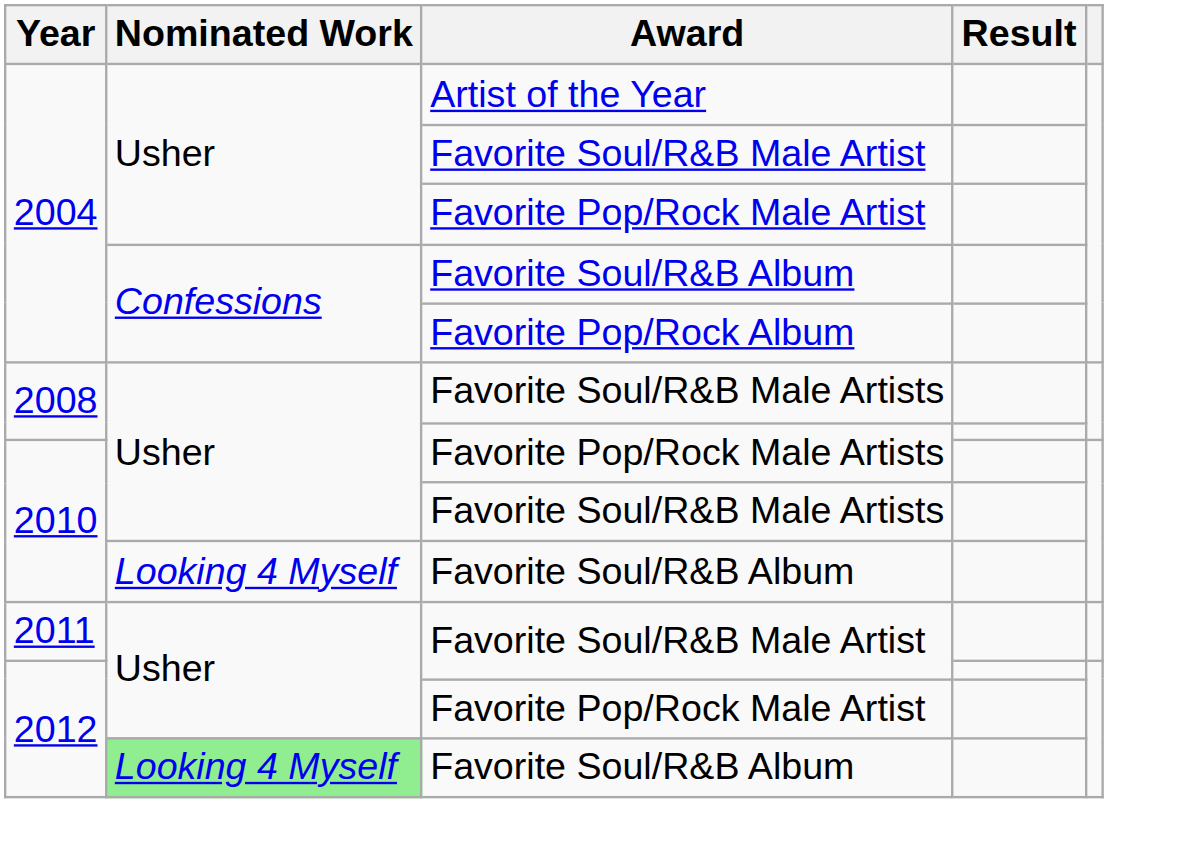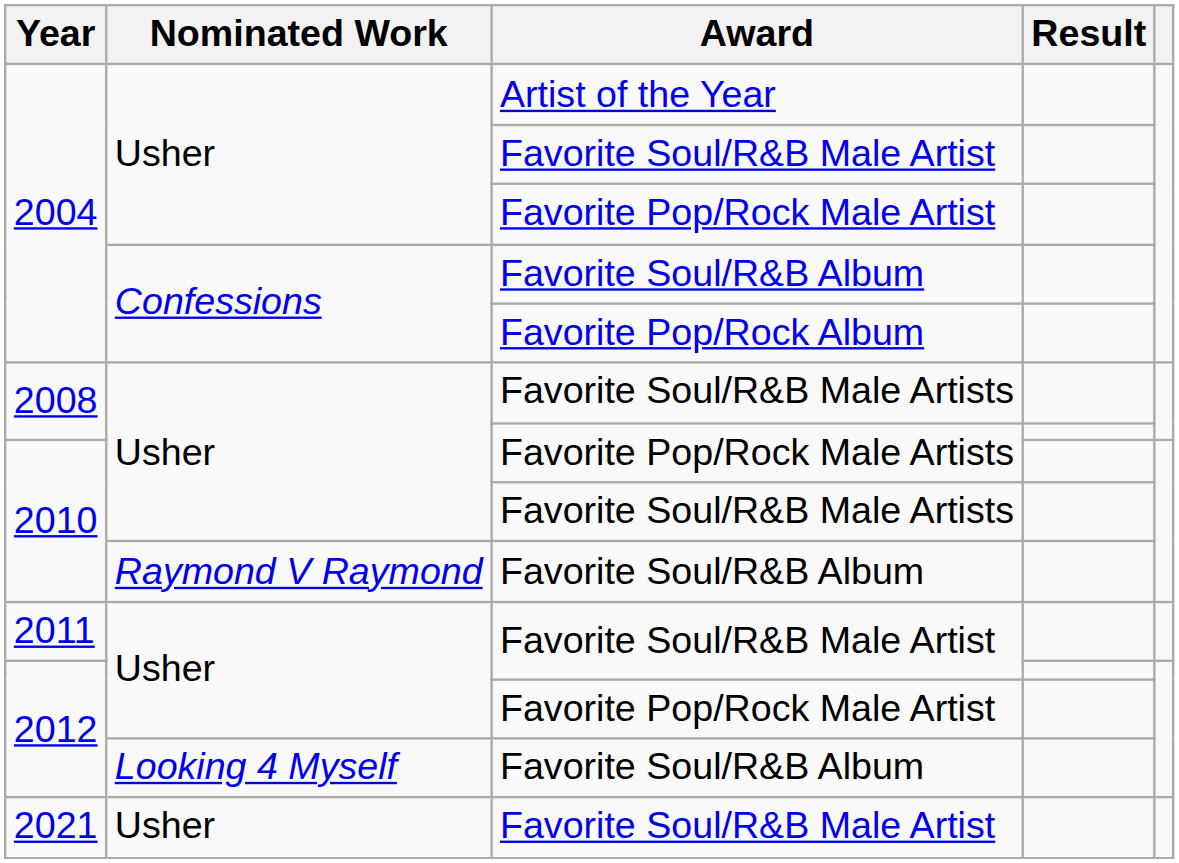(256, 570) Looking 4 Myself -> (299, 570) Raymond V Raymond
(256, 767) lightgreen background -> (256, 767) no background
+ row: (56, 826)
